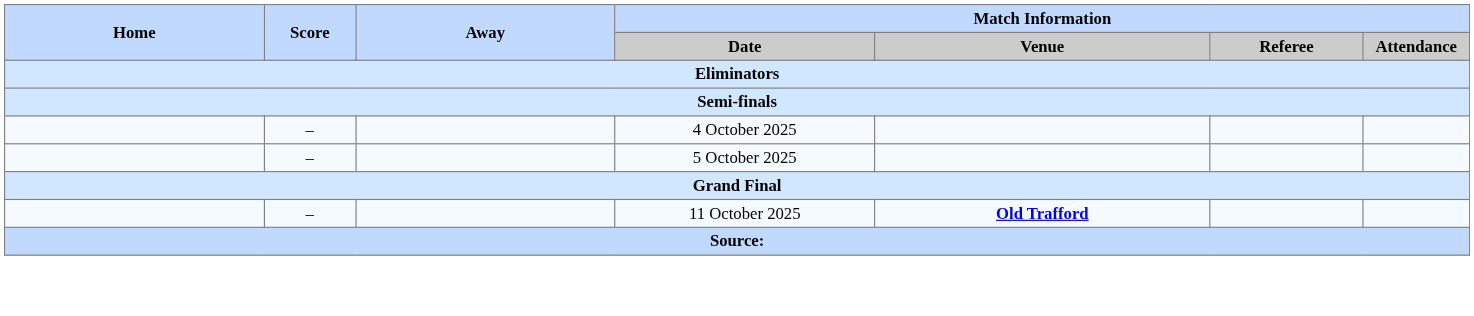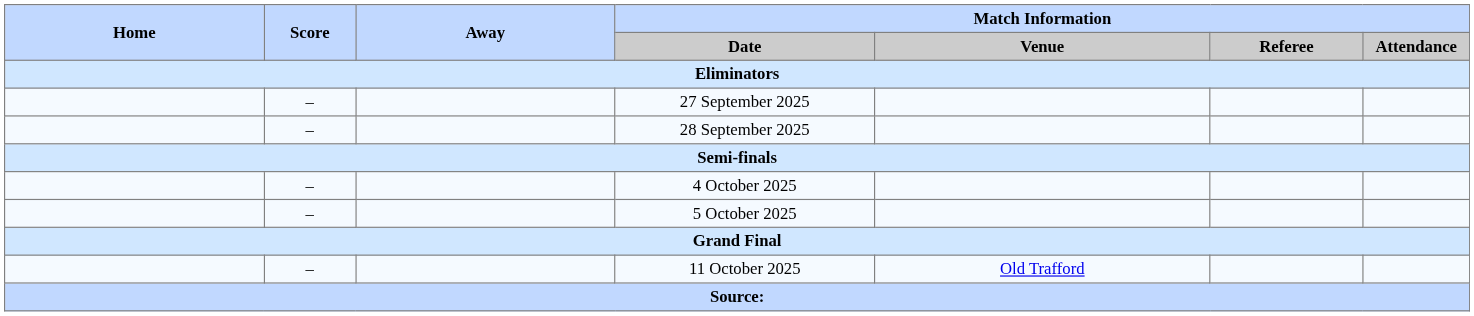+ row: (745, 101)
+ row: (745, 129)
(1042, 213) bold -> (1042, 268) normal
